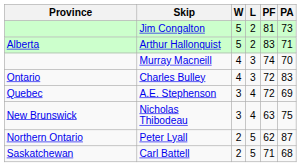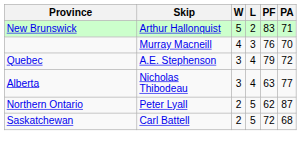- row: (172, 28)
(23, 45) Alberta -> (42, 28) New Brunswick
(269, 61) 74 -> (269, 45) 76
- row: (172, 77)
(269, 93) 72 -> (269, 61) 79
(287, 93) 69 -> (287, 61) 72
(42, 115) New Brunswick -> (23, 83) Alberta
(287, 115) 75 -> (287, 83) 77
(269, 154) 71 -> (269, 121) 72
